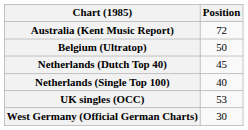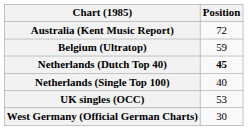(222, 47) 50 -> (222, 47) 59
(222, 64) normal -> (222, 64) bold
